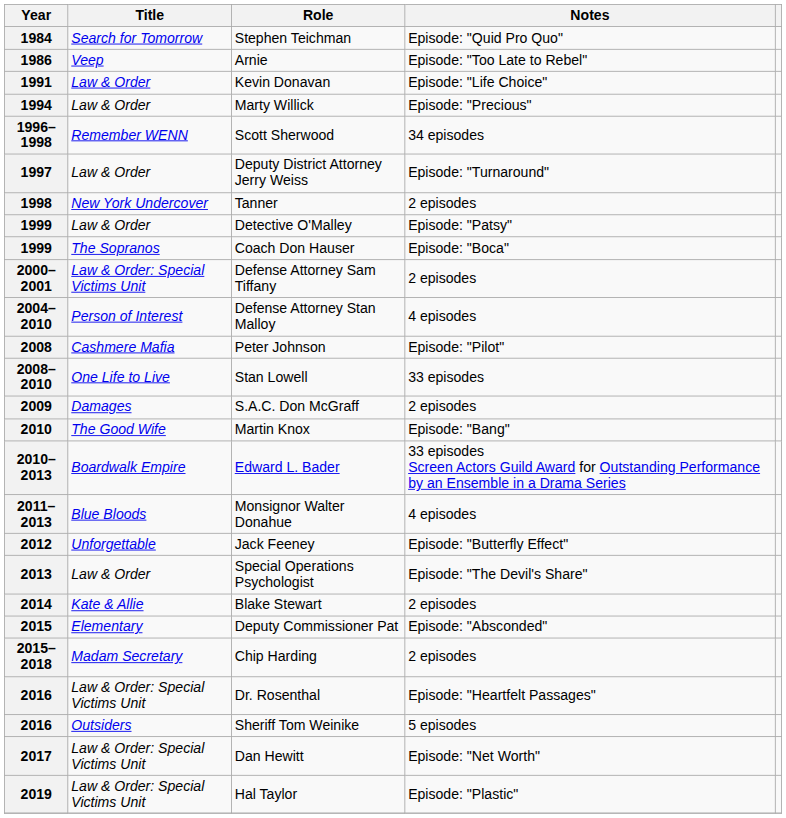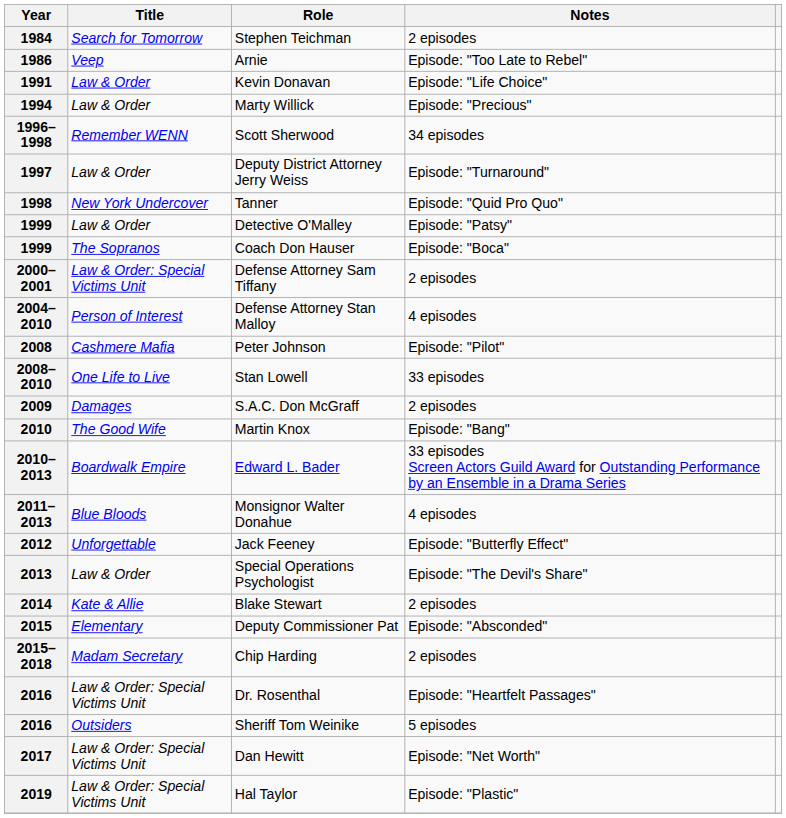(486, 37) Episode: "Quid Pro Quo" -> (442, 37) 2 episodes
(442, 203) 2 episodes -> (486, 203) Episode: "Quid Pro Quo"
